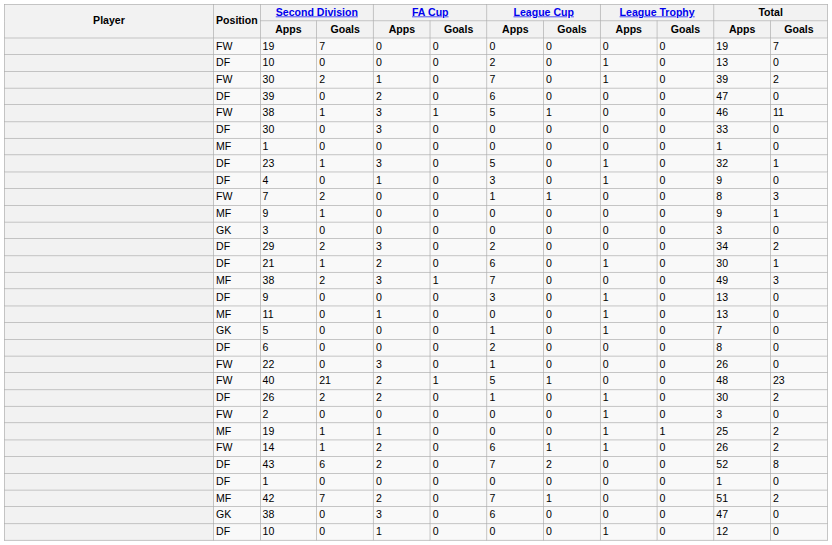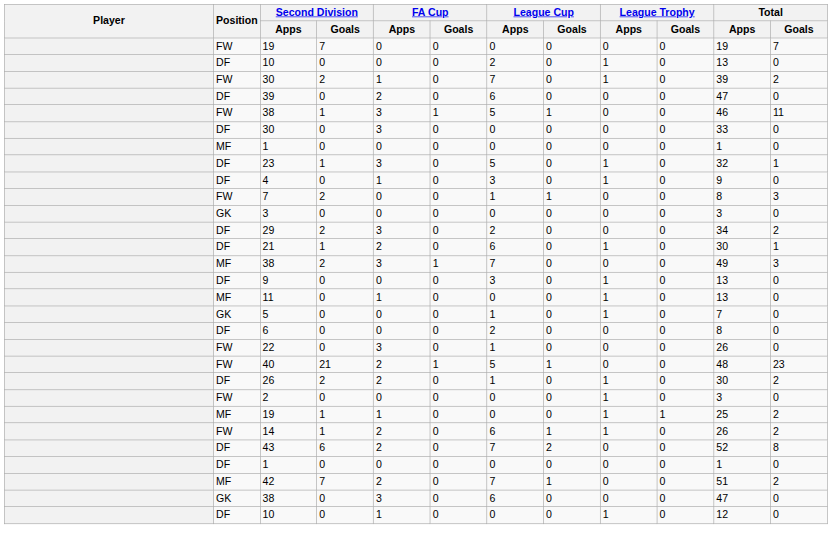- row: (224, 213)
